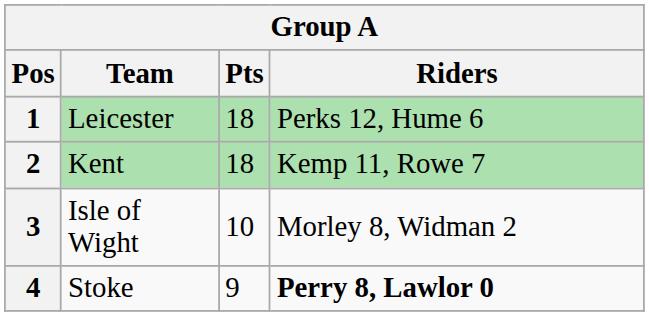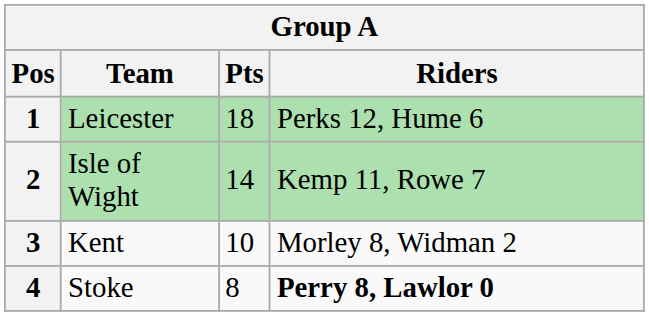(96, 164) Kent -> (104, 180) Isle of Wight
(240, 164) 18 -> (240, 180) 14
(104, 226) Isle of Wight -> (96, 242) Kent
(232, 288) 9 -> (232, 288) 8
